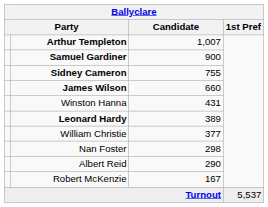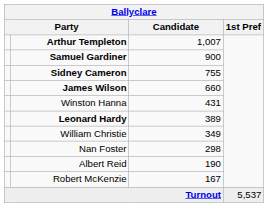(213, 133) 377 -> (213, 133) 349
(213, 164) 290 -> (213, 164) 190
